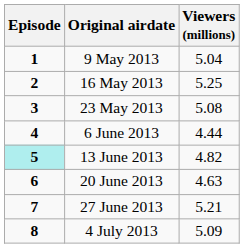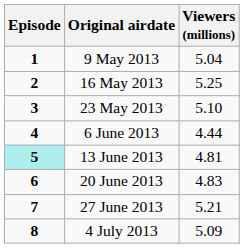(209, 108) 5.08 -> (209, 108) 5.10
(209, 157) 4.82 -> (209, 157) 4.81
(209, 181) 4.63 -> (209, 181) 4.83
